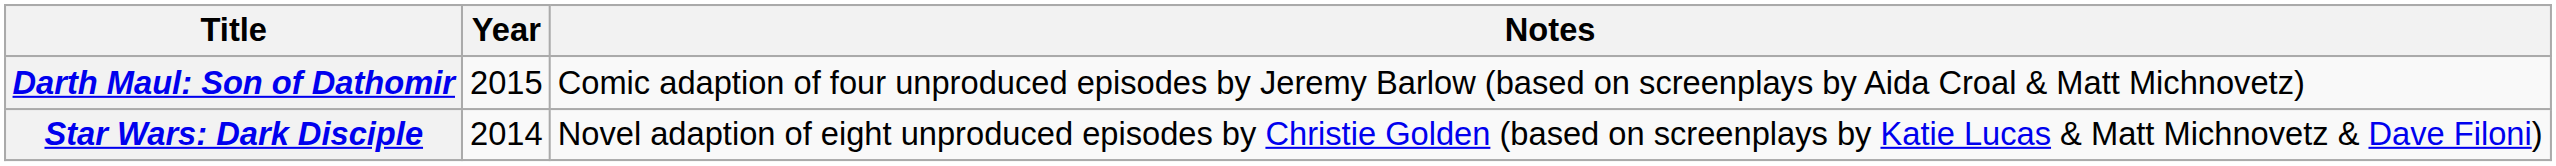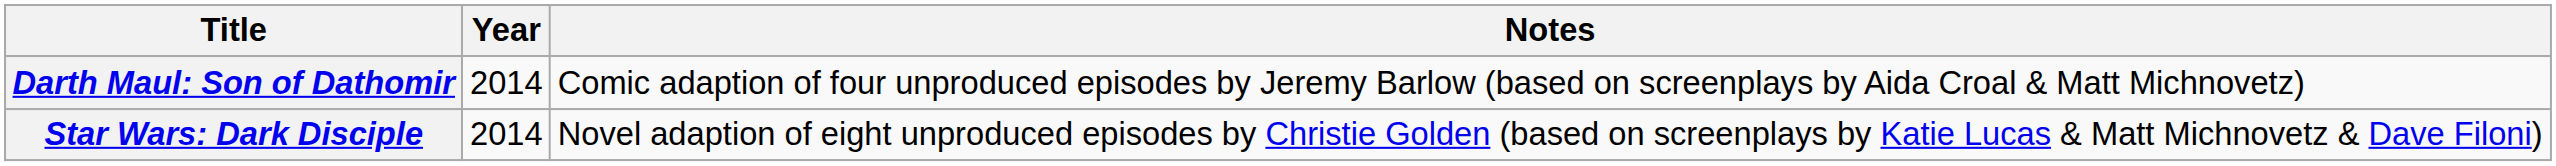(506, 82) 2015 -> (506, 82) 2014
